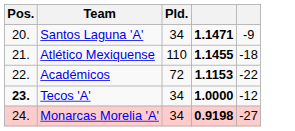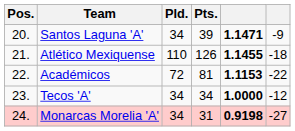+ column: (206, 14)
(21, 95) bold -> (21, 95) normal
